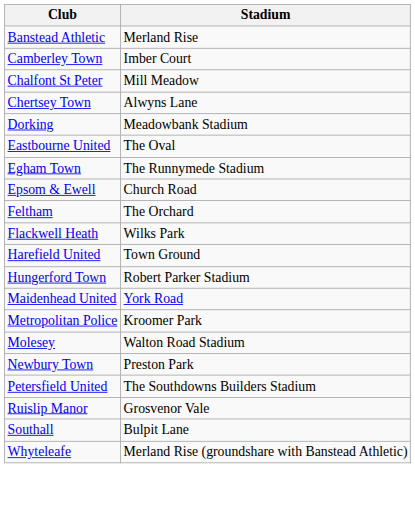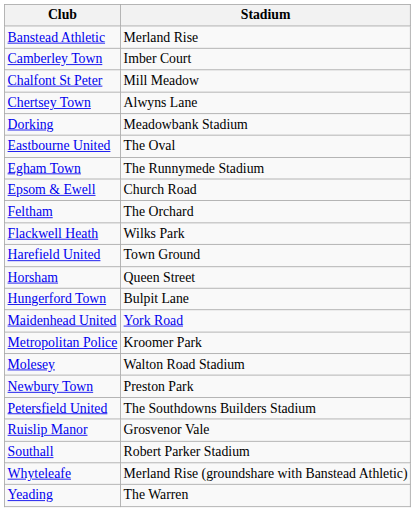+ row: (33, 277)
(187, 277) Robert Parker Stadium -> (156, 299) Bulpit Lane
(156, 430) Bulpit Lane -> (187, 451) Robert Parker Stadium
+ row: (30, 495)
